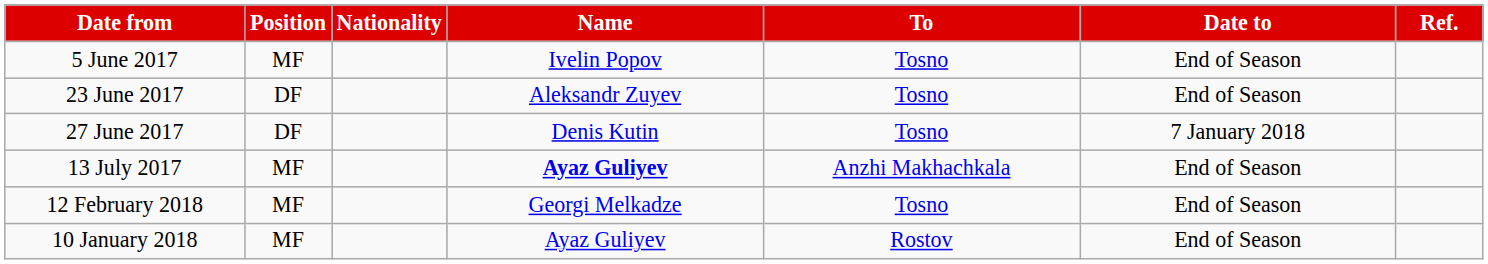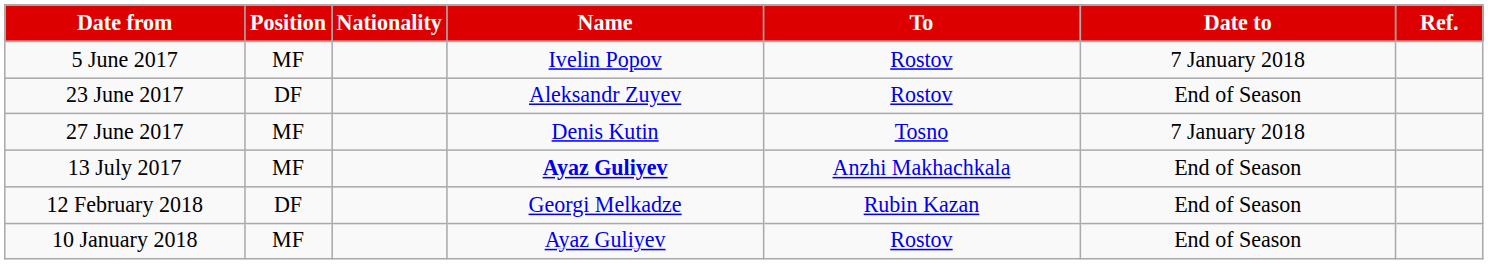(921, 59) Tosno -> (921, 59) Rostov
(1238, 59) End of Season -> (1238, 59) 7 January 2018
(921, 95) Tosno -> (921, 95) Rostov
(288, 132) DF -> (288, 132) MF
(288, 204) MF -> (288, 204) DF
(921, 204) Tosno -> (921, 204) Rubin Kazan
